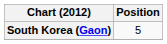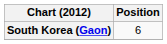(138, 30) 5 -> (138, 30) 6
